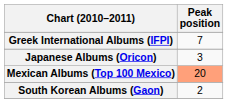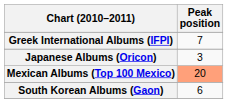(200, 90) 2 -> (200, 90) 6
